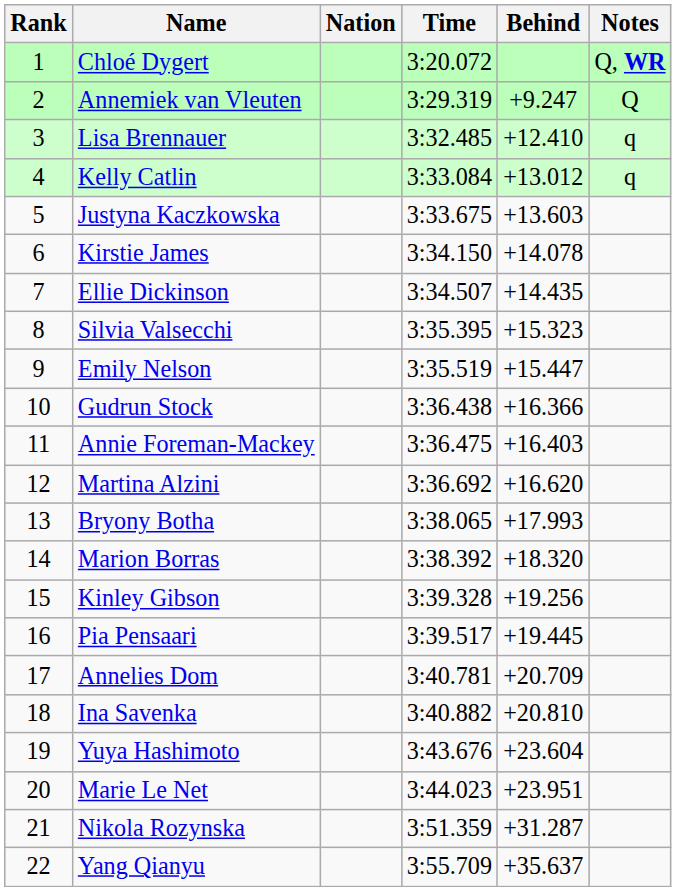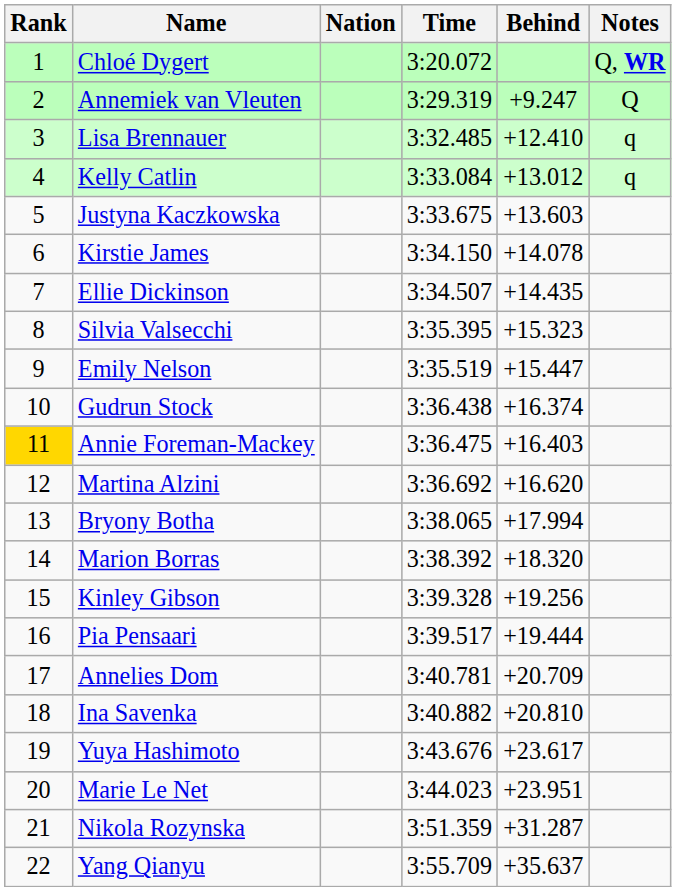(543, 406) +16.366 -> (543, 406) +16.374
(39, 445) no background -> (39, 445) gold background
(543, 521) +17.993 -> (543, 521) +17.994
(543, 636) +19.445 -> (543, 636) +19.444
(543, 751) +23.604 -> (543, 751) +23.617
